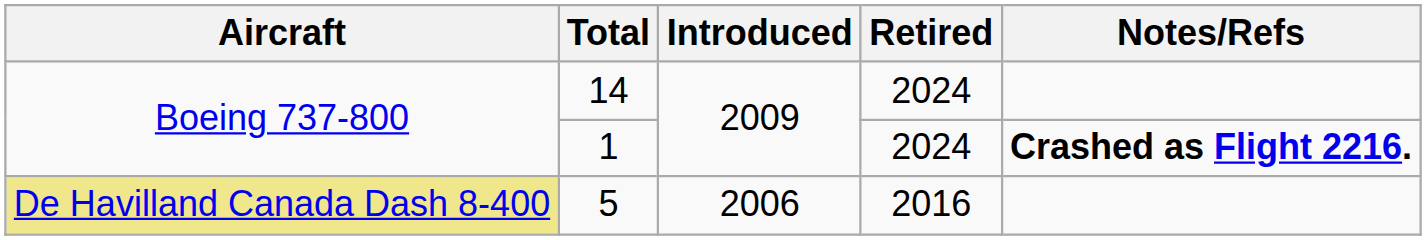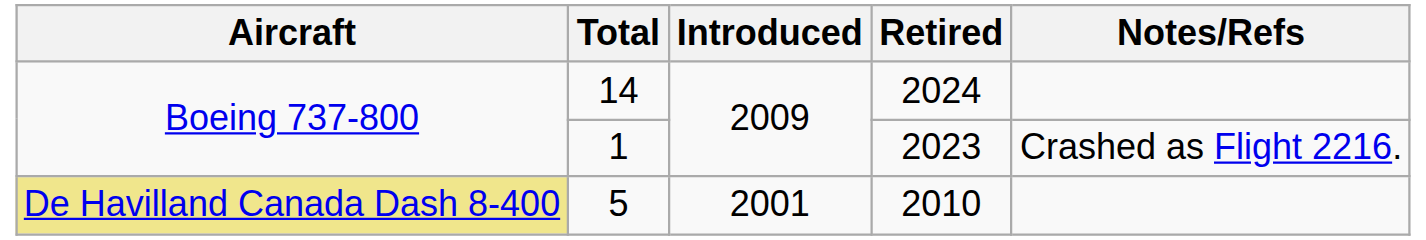(931, 147) 2024 -> (941, 147) 2023
(1211, 147) bold -> (1211, 147) normal
(760, 204) 2006 -> (770, 204) 2001
(931, 204) 2016 -> (941, 204) 2010
